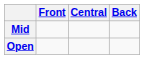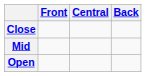+ row: (21, 29)
